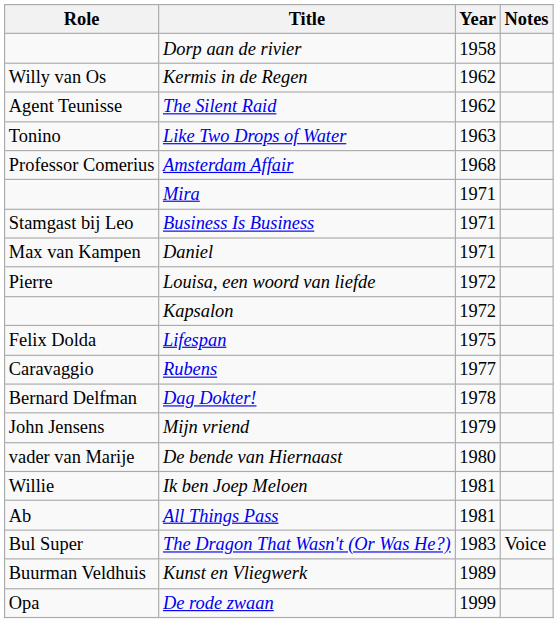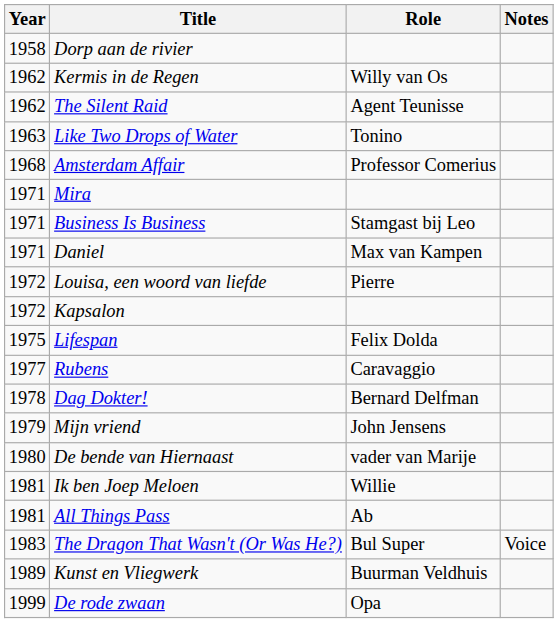columns swapped: (478, 19) <-> (82, 19)
